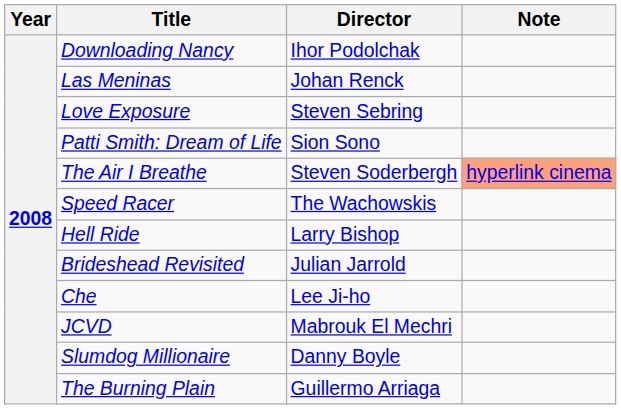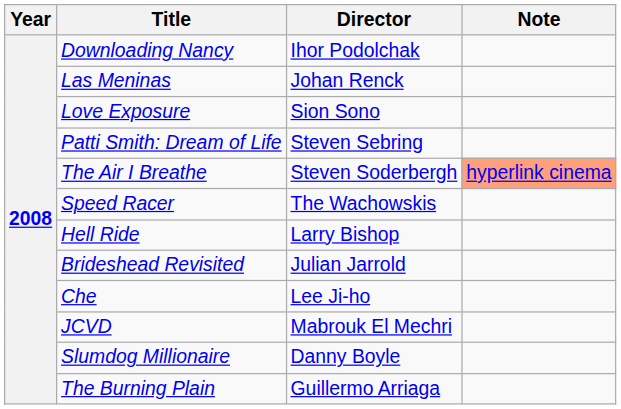(357, 111) Steven Sebring -> (335, 111) Sion Sono
(335, 142) Sion Sono -> (357, 142) Steven Sebring
